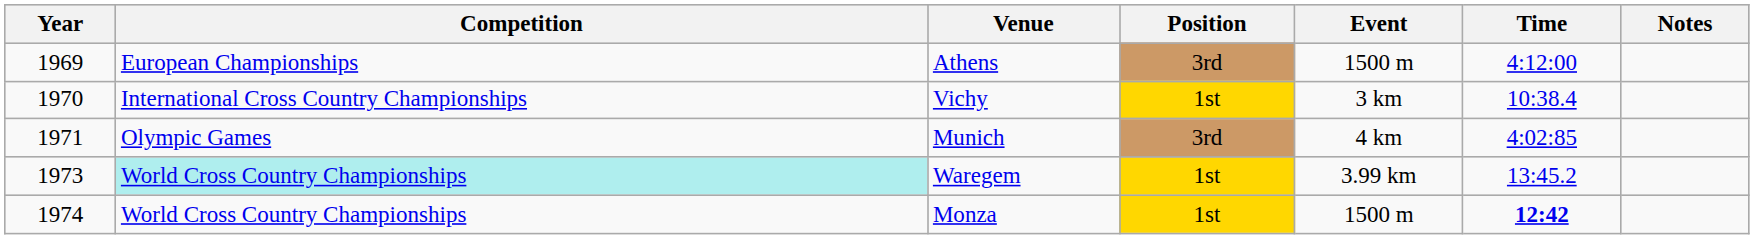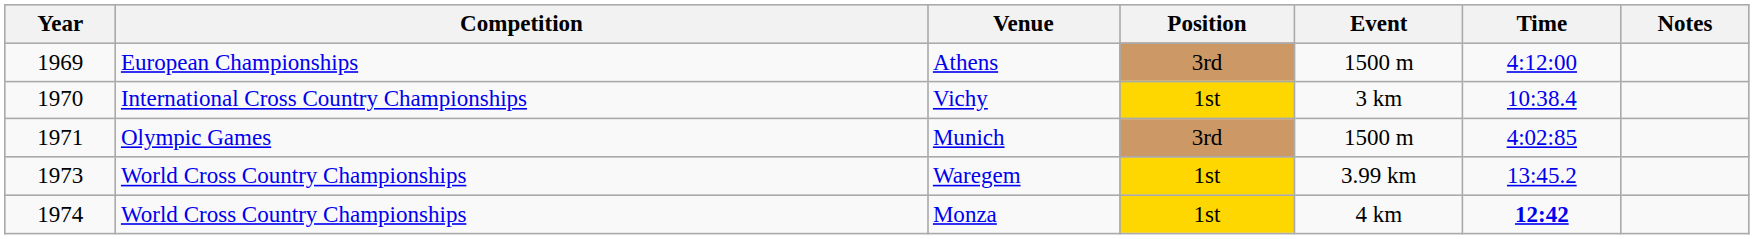(1379, 137) 4 km -> (1379, 137) 1500 m
(294, 175) paleturquoise background -> (294, 175) no background
(1379, 213) 1500 m -> (1379, 213) 4 km
